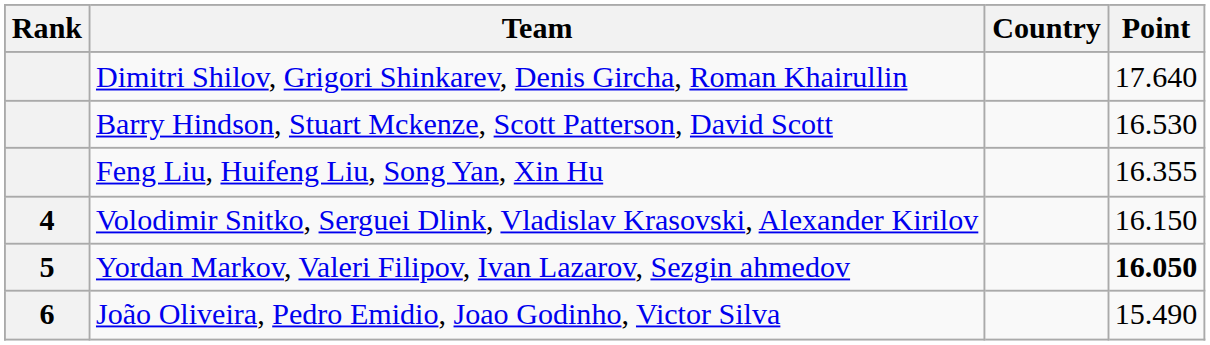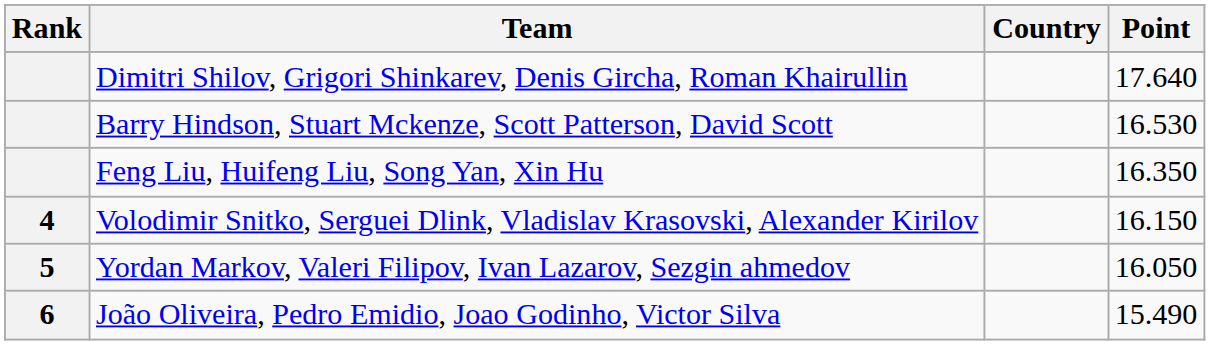(1156, 171) 16.355 -> (1156, 171) 16.350
(1156, 266) bold -> (1156, 266) normal
